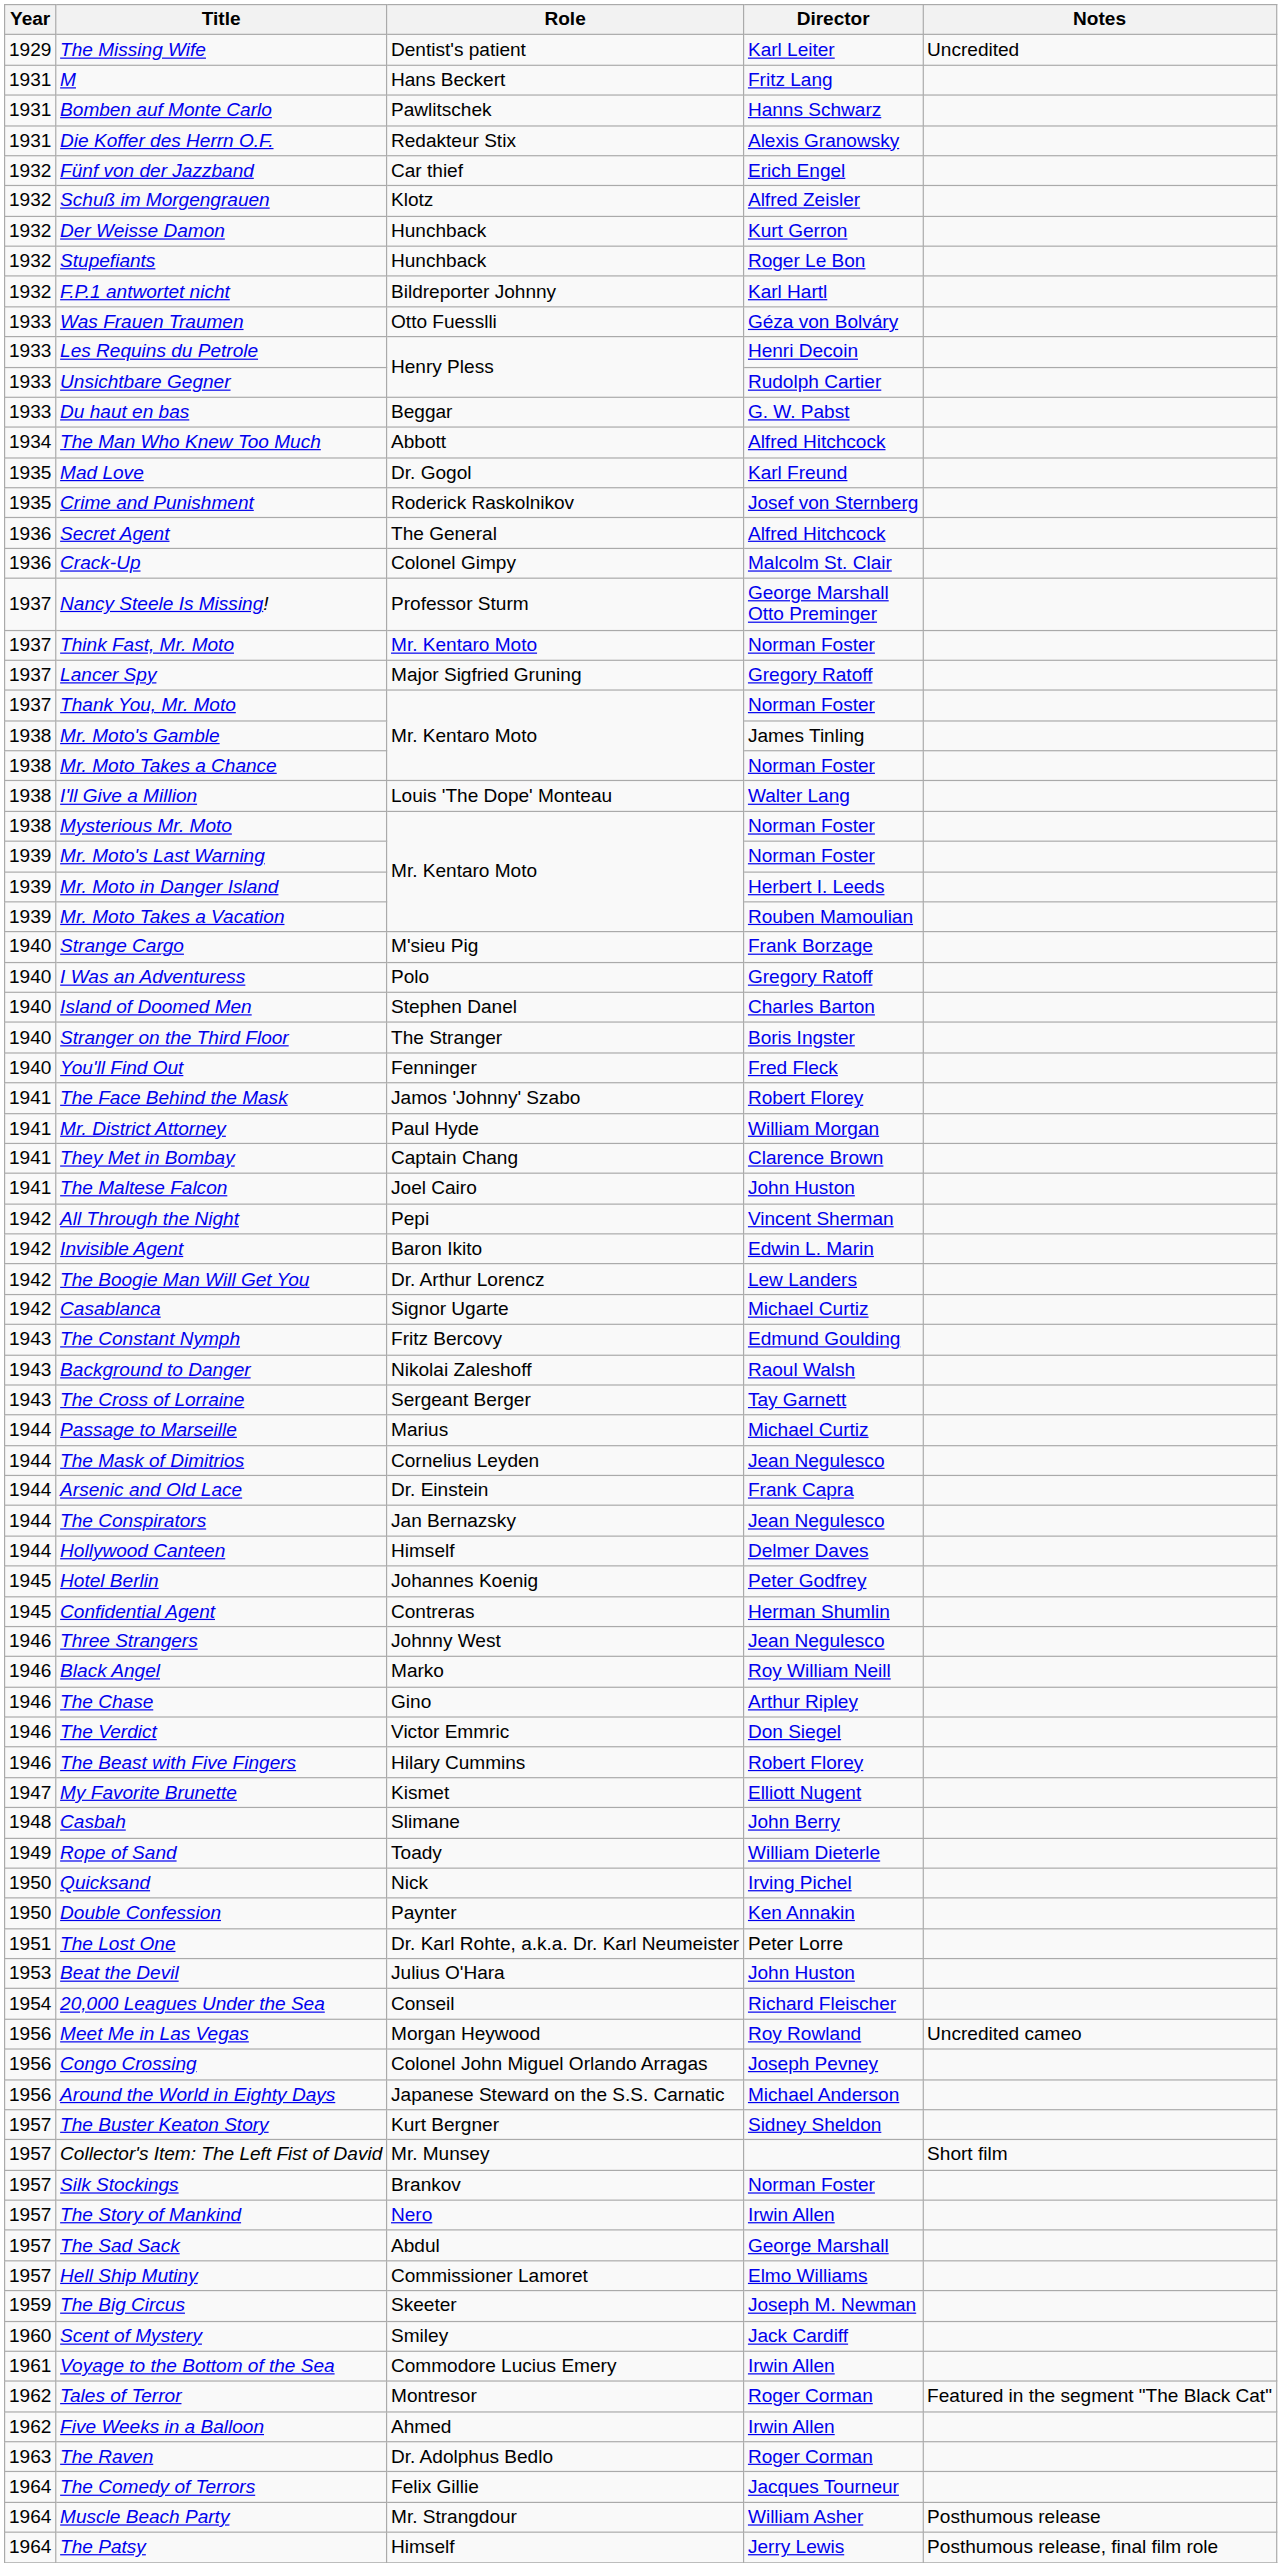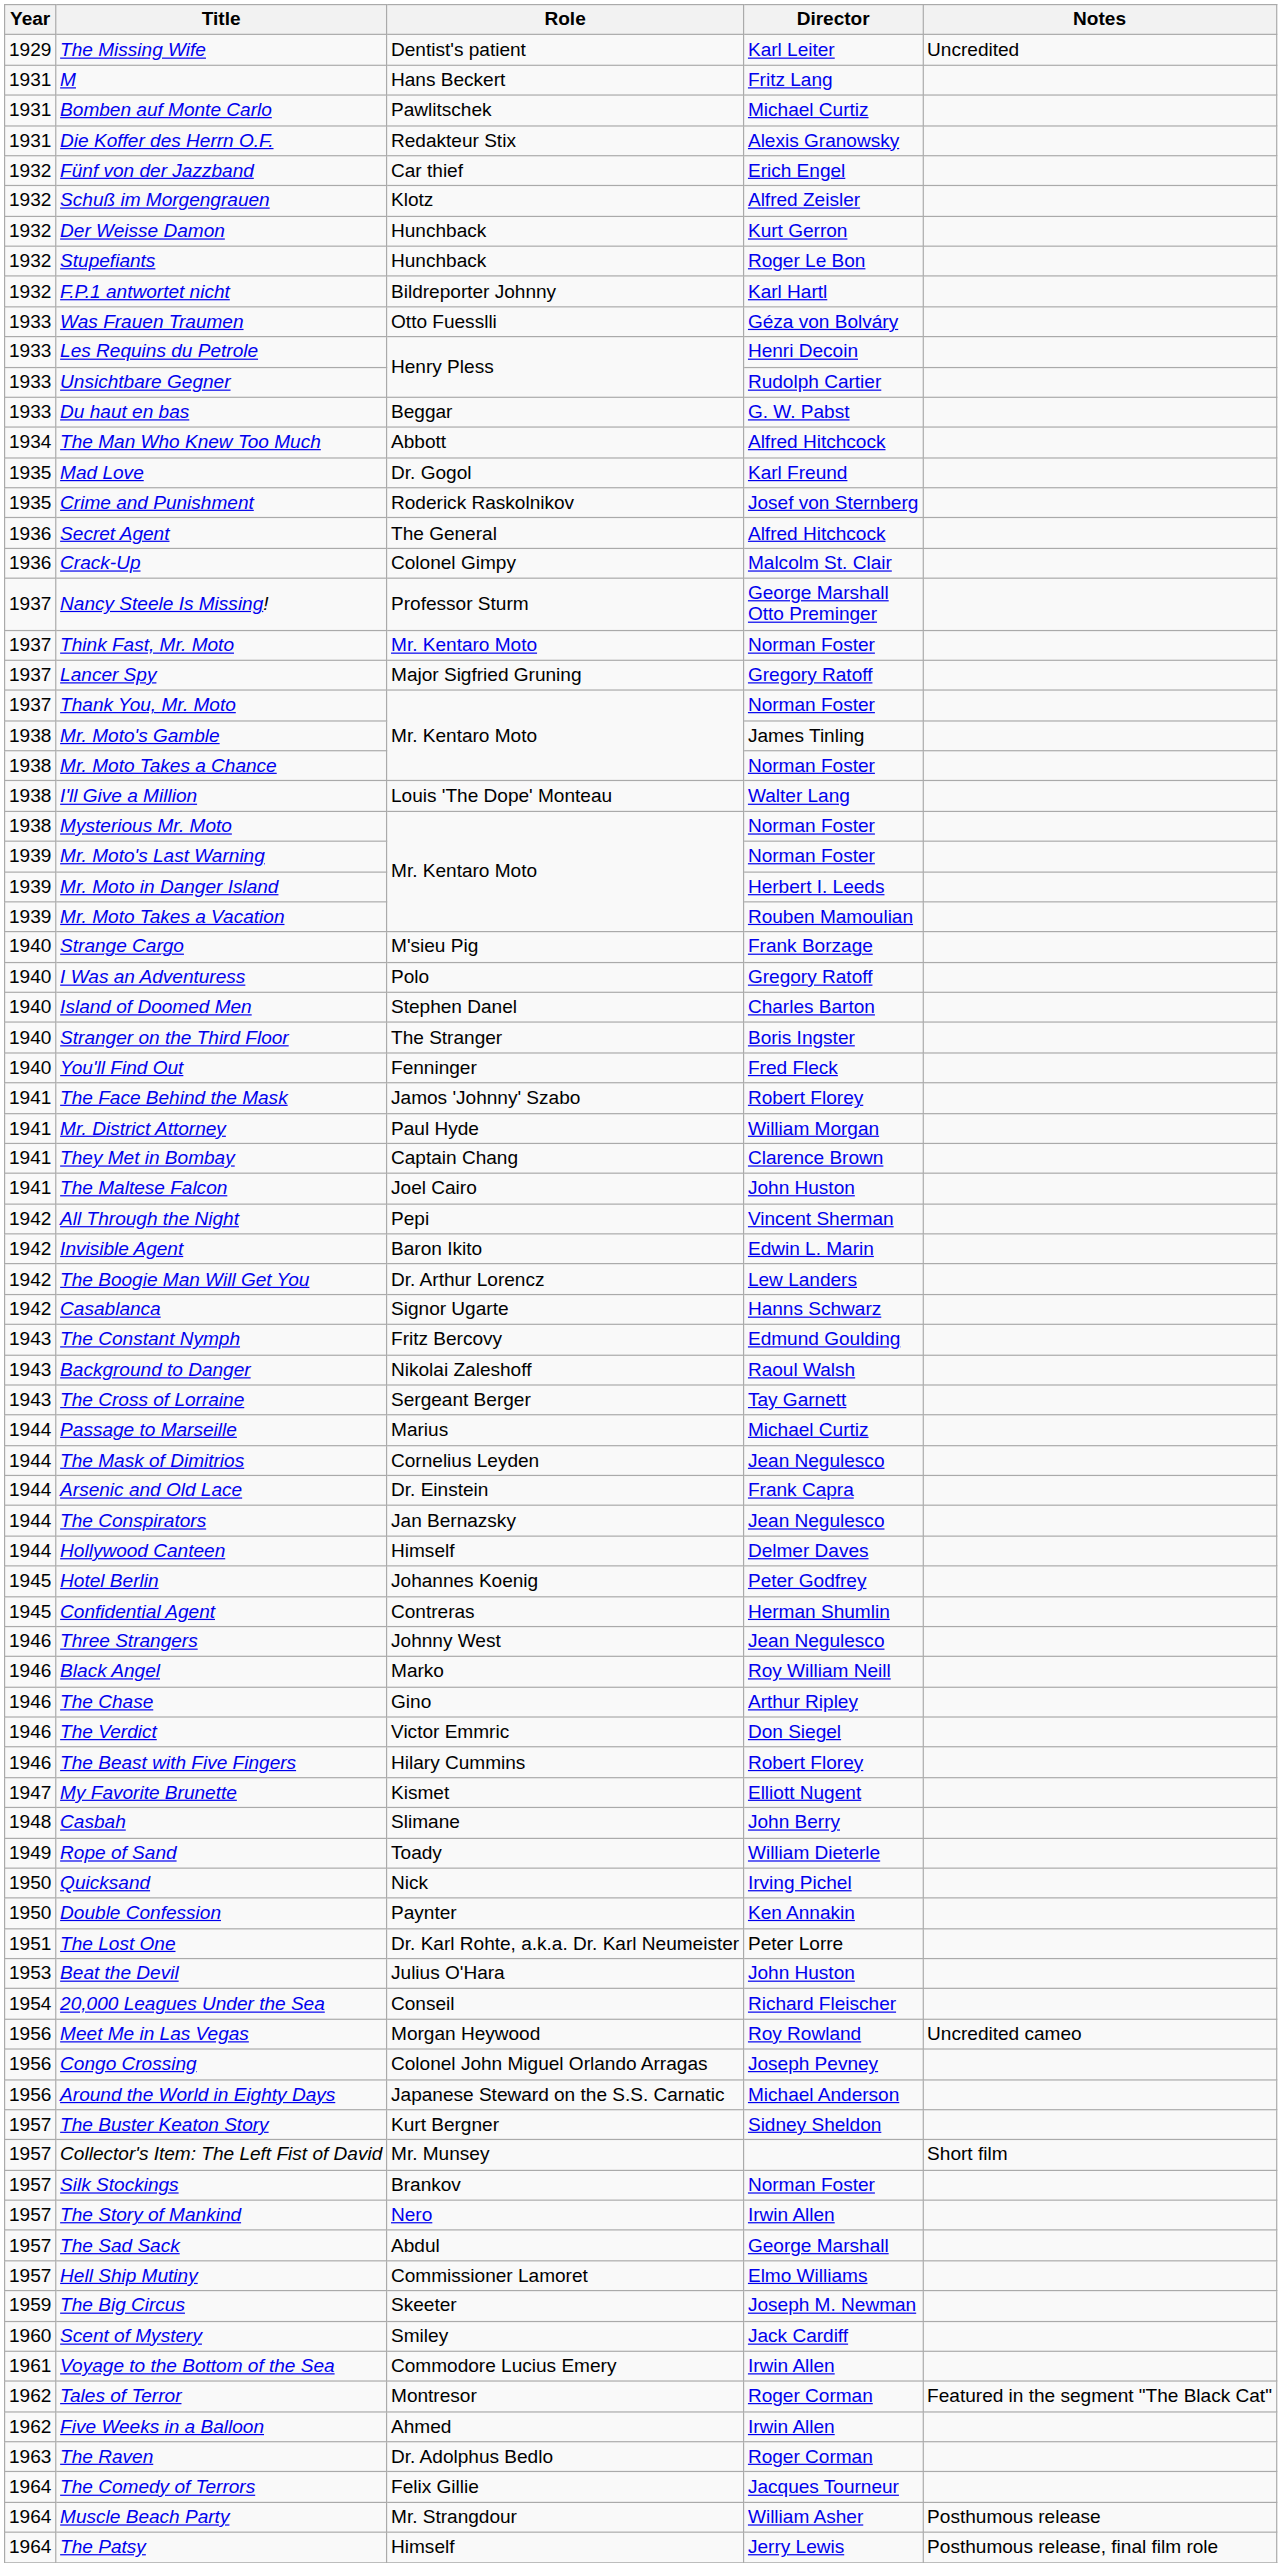(815, 110) Hanns Schwarz -> (808, 110) Michael Curtiz
(808, 1309) Michael Curtiz -> (815, 1309) Hanns Schwarz
